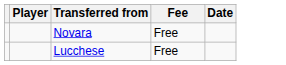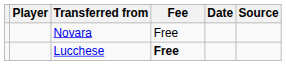+ column: (259, 13)
(166, 51) normal -> (166, 51) bold
